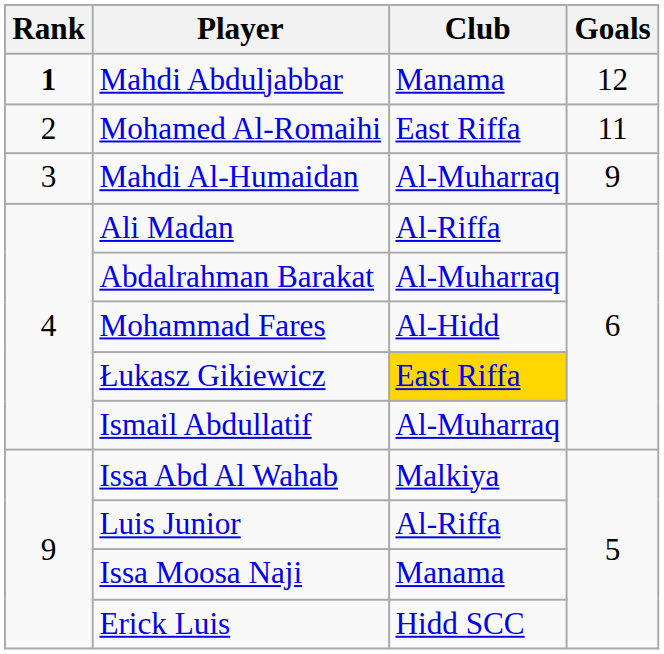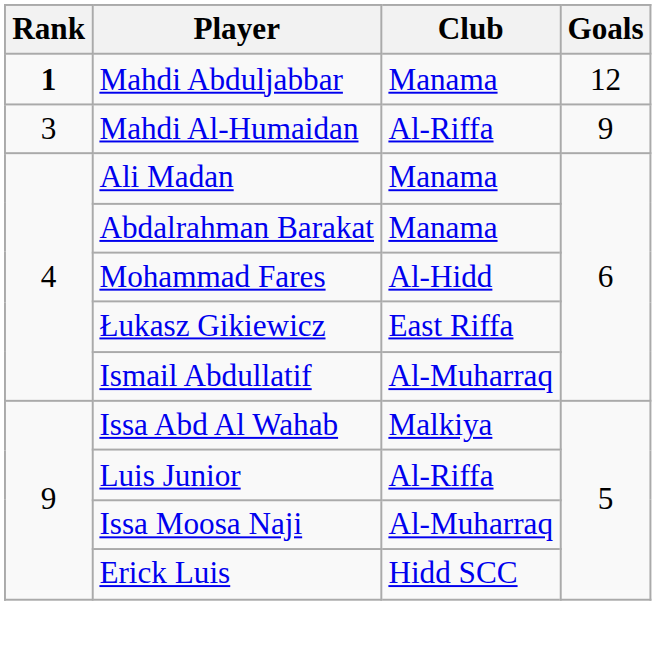- row: (240, 128)
(478, 177) Al-Muharraq -> (441, 128) Al-Riffa
(448, 227) Al-Riffa -> (443, 177) Manama
(478, 276) Al-Muharraq -> (443, 227) Manama
(458, 375) gold background -> (451, 326) no background
(450, 573) Manama -> (471, 524) Al-Muharraq
